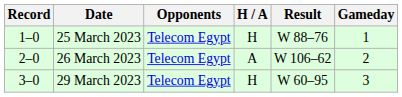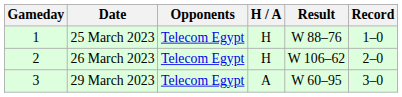columns swapped: (366, 15) <-> (29, 15)
(252, 59) A -> (266, 59) H
(252, 80) H -> (266, 80) A
